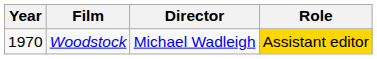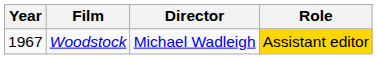(25, 41) 1970 -> (25, 41) 1967
